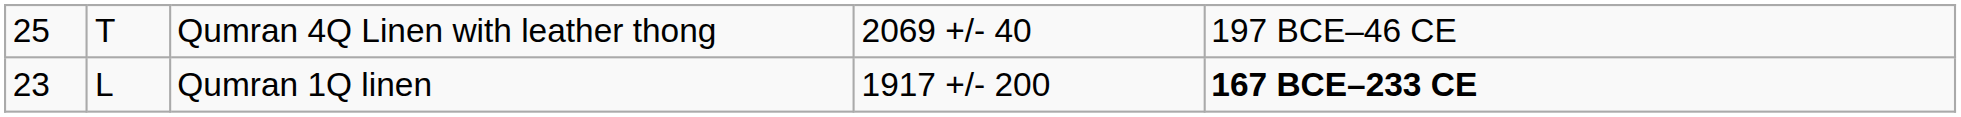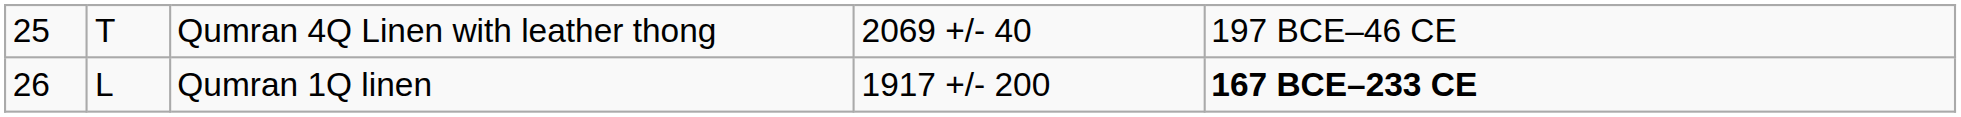(31, 84) 23 -> (31, 84) 26
